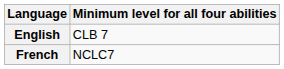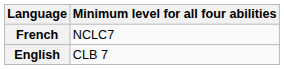rows swapped: (37, 34) <-> (37, 54)
